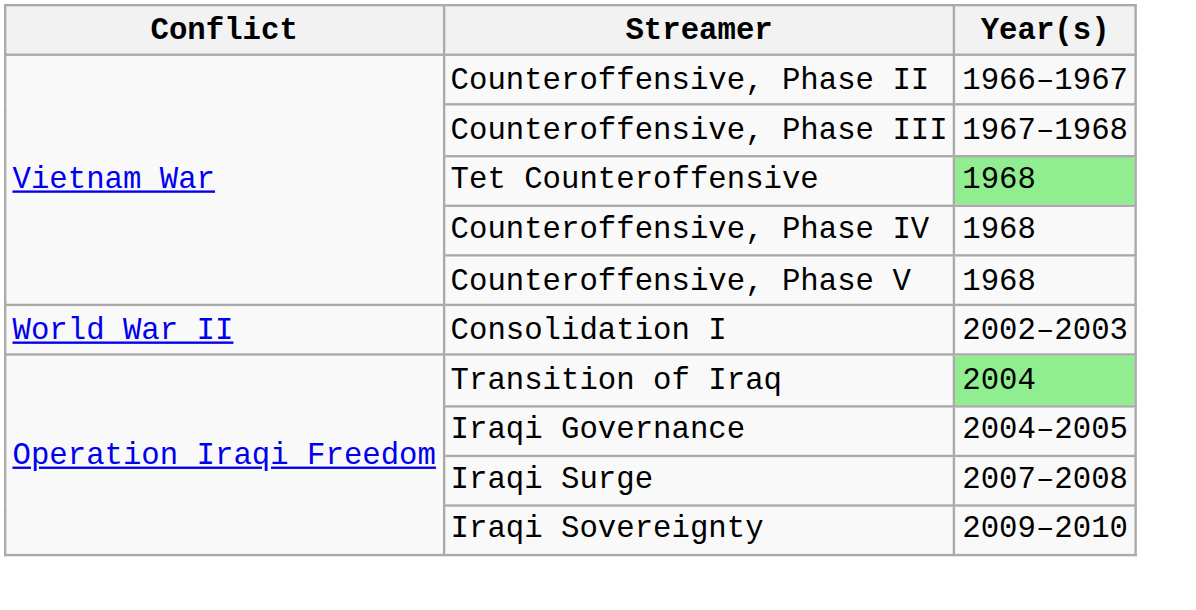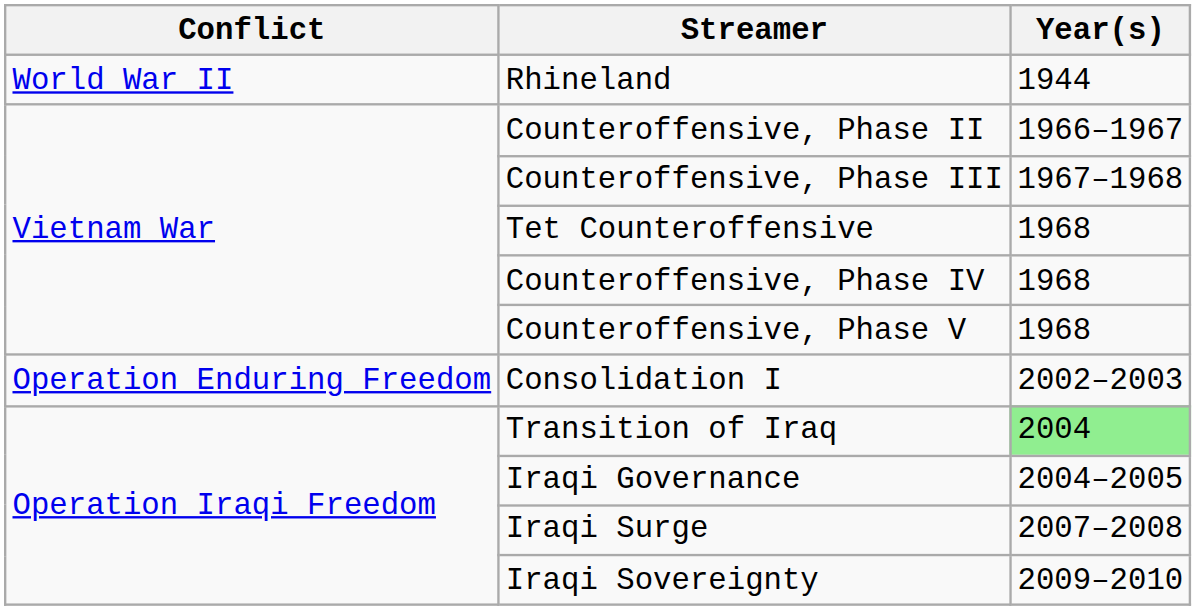+ row: (589, 80)
(999, 180) lightgreen background -> (1054, 230) no background
(123, 330) World War II -> (252, 380) Operation Enduring Freedom
